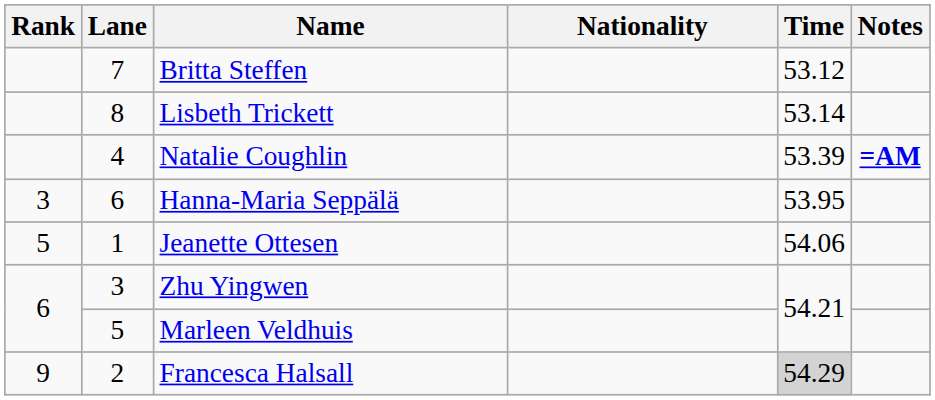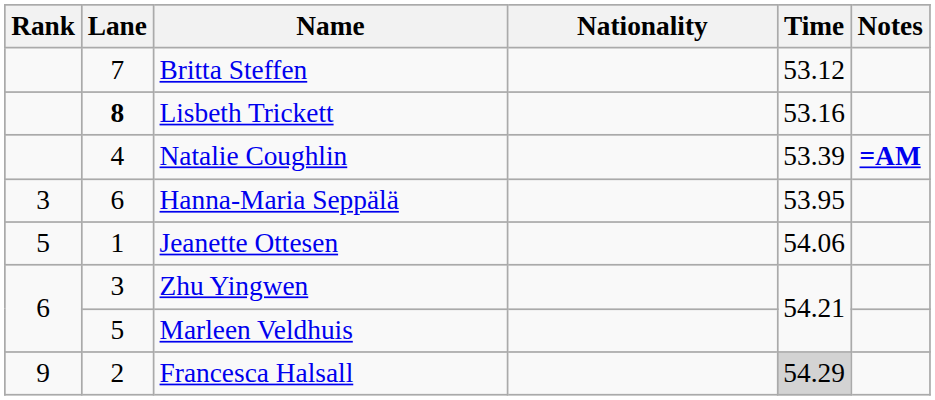(117, 112) normal -> (117, 112) bold
(814, 112) 53.14 -> (814, 112) 53.16
